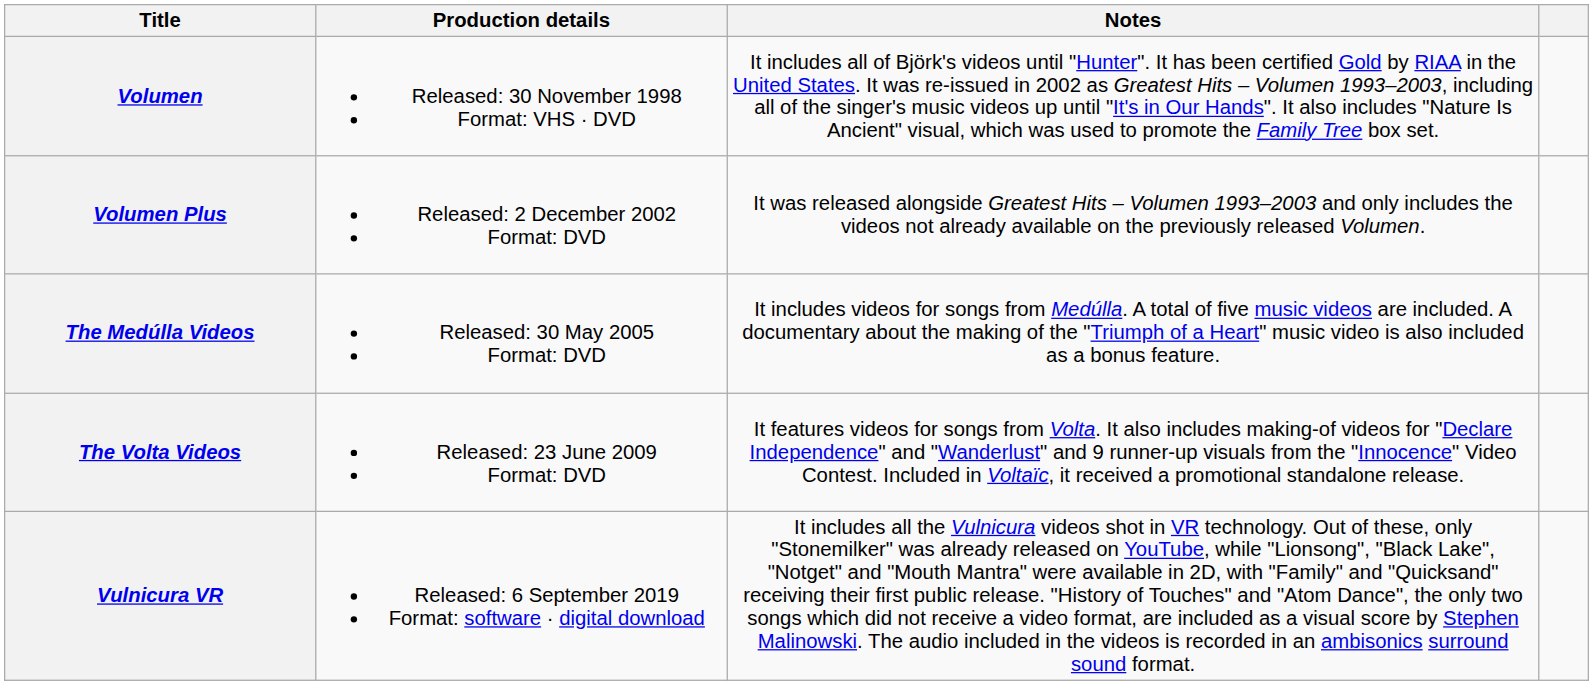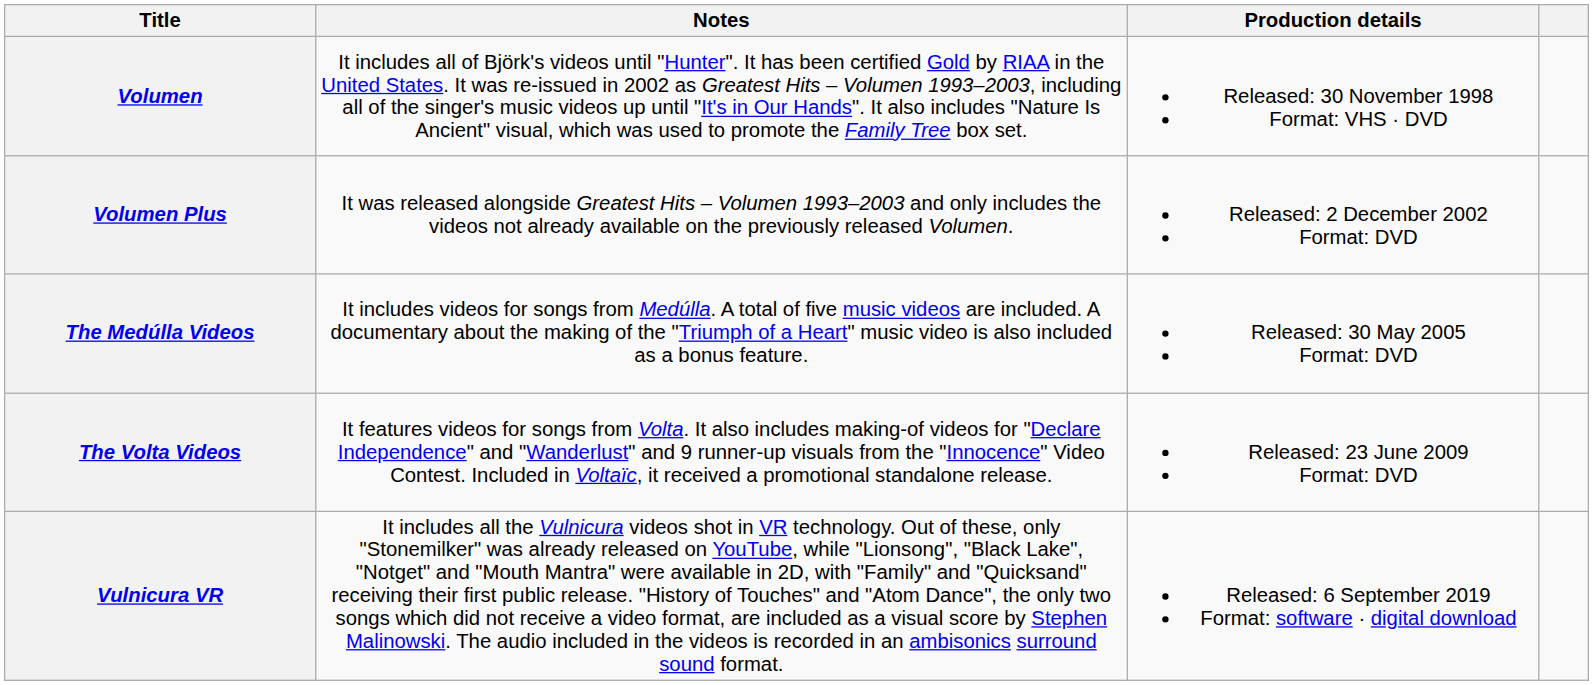columns swapped: (521, 20) <-> (1133, 20)
